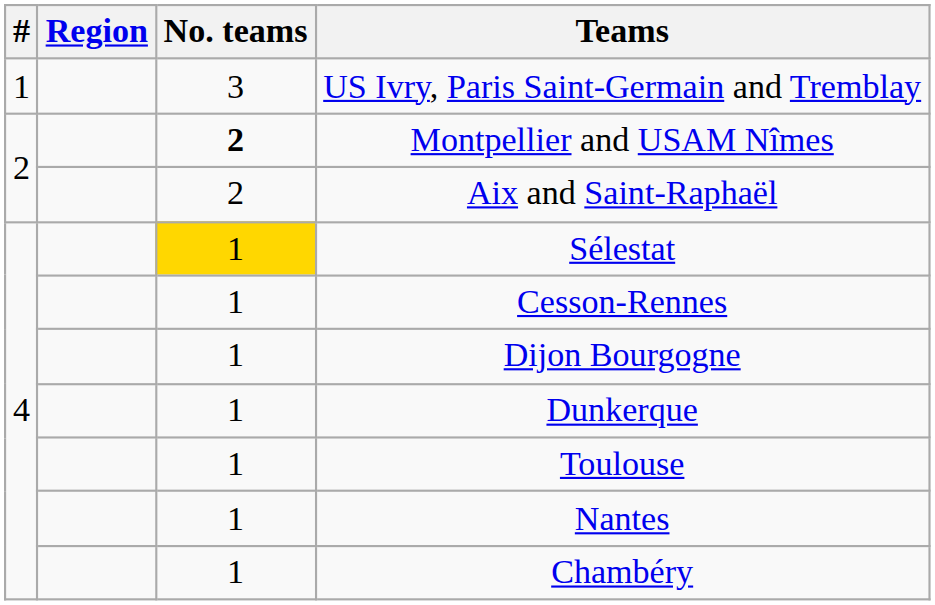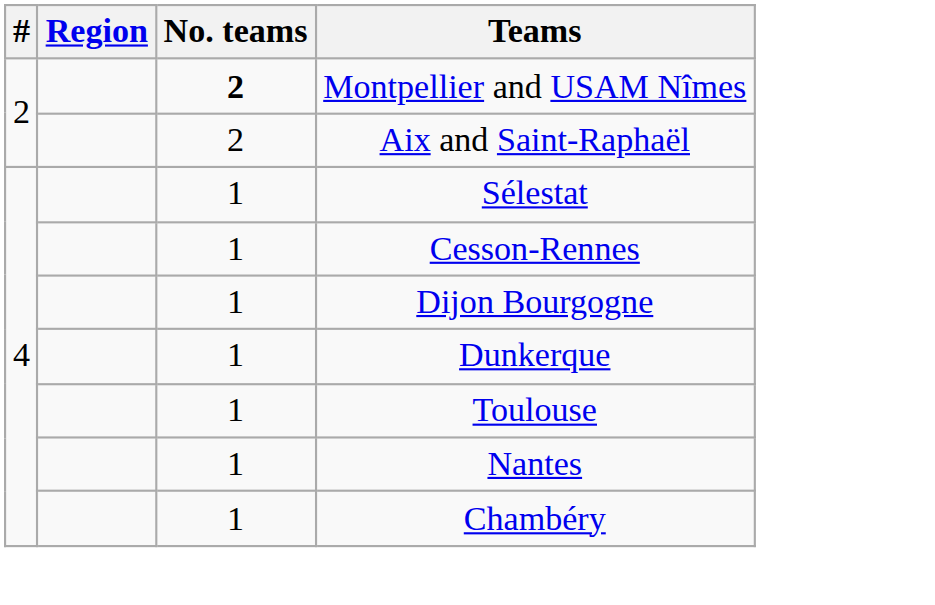- row: (622, 85)
(236, 247) gold background -> (236, 193) no background
